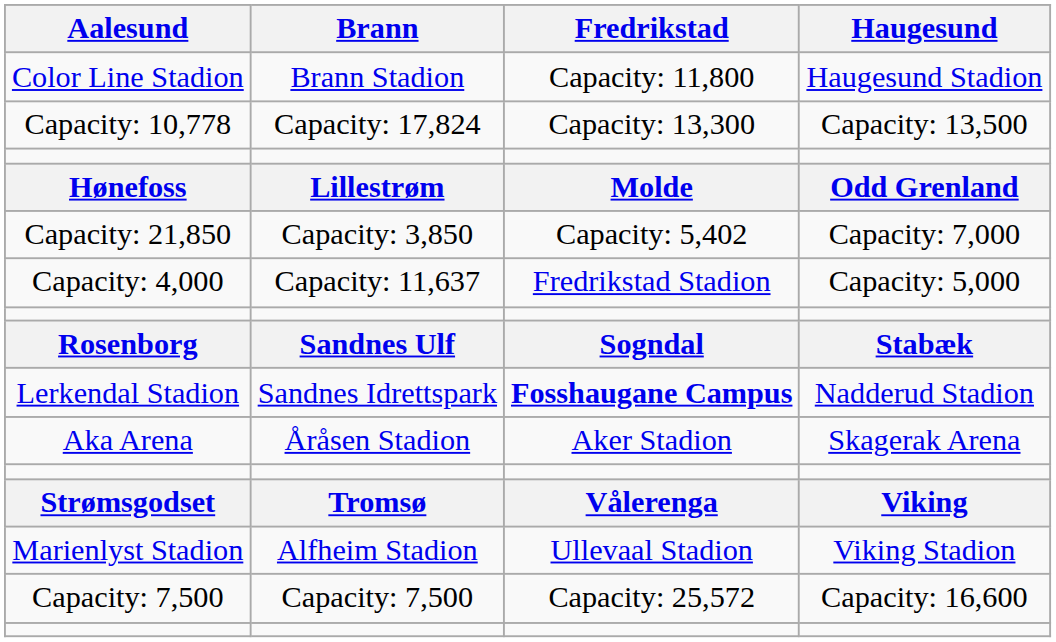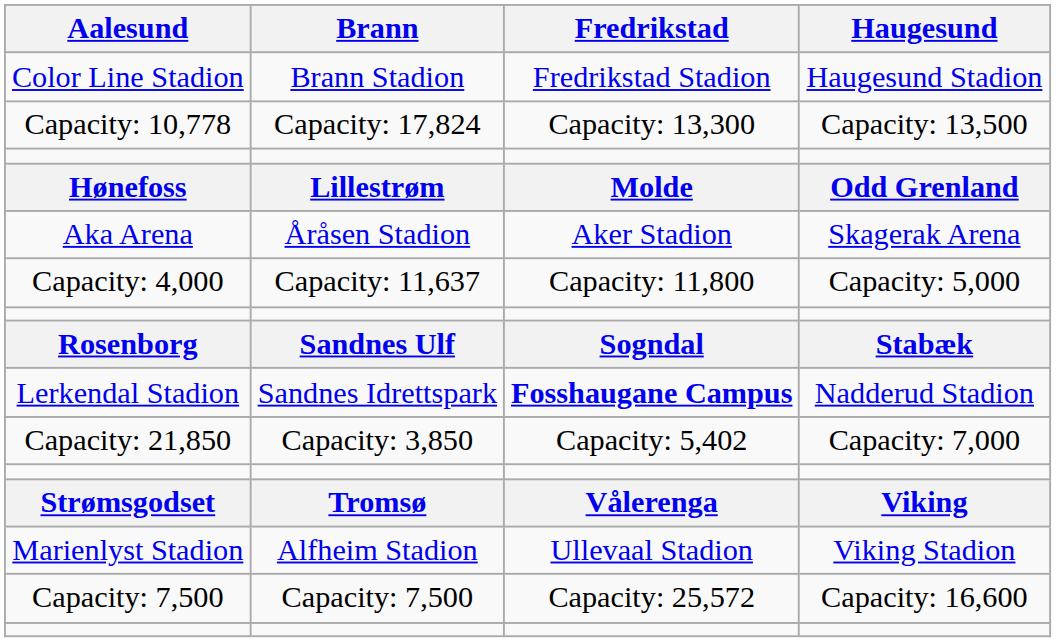(652, 76) Capacity: 11,800 -> (652, 76) Fredrikstad Stadion
rows swapped: (128, 440) <-> (128, 234)
(652, 282) Fredrikstad Stadion -> (652, 282) Capacity: 11,800
